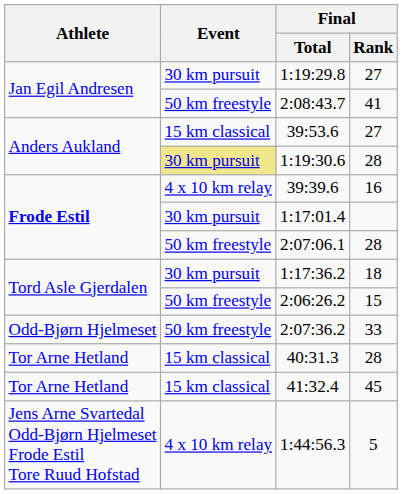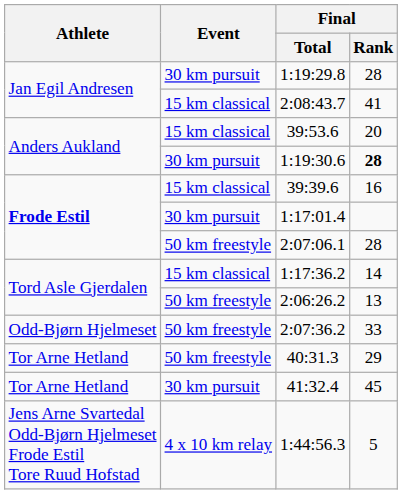(373, 75) 27 -> (373, 75) 28
(218, 103) 50 km freestyle -> (217, 103) 15 km classical
(373, 132) 27 -> (373, 132) 20
(212, 160) khaki background -> (212, 160) no background
(373, 160) normal -> (373, 160) bold
(218, 188) 4 x 10 km relay -> (217, 188) 15 km classical
(212, 273) 30 km pursuit -> (217, 273) 15 km classical
(373, 273) 18 -> (373, 273) 14
(373, 301) 15 -> (373, 301) 13
(217, 358) 15 km classical -> (218, 358) 50 km freestyle
(373, 358) 28 -> (373, 358) 29
(217, 386) 15 km classical -> (212, 386) 30 km pursuit
